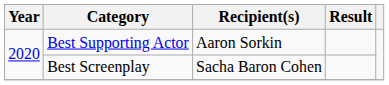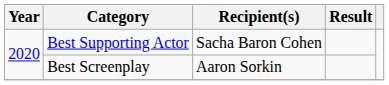(239, 42) Aaron Sorkin -> (259, 42) Sacha Baron Cohen
(259, 67) Sacha Baron Cohen -> (239, 67) Aaron Sorkin
